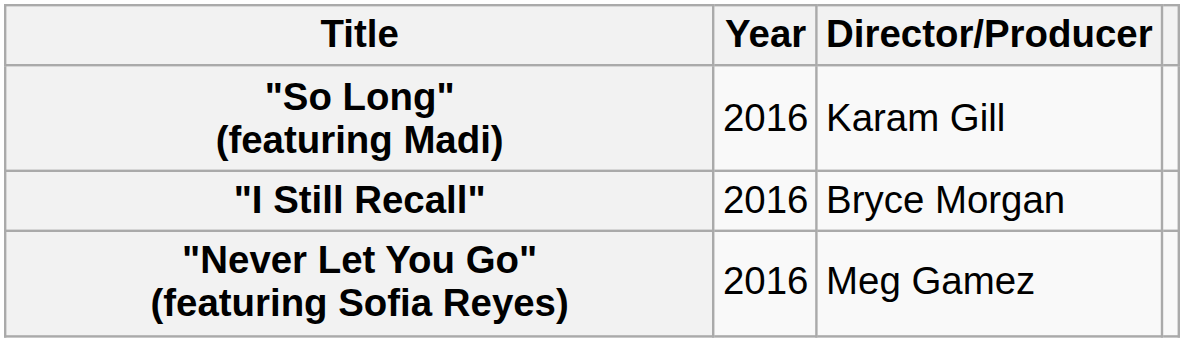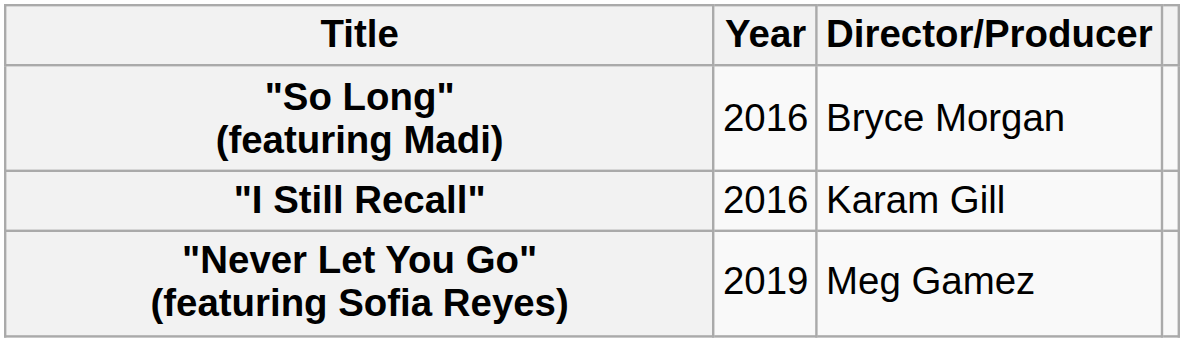(916, 117) Karam Gill -> (946, 117) Bryce Morgan
(946, 199) Bryce Morgan -> (916, 199) Karam Gill
(766, 282) 2016 -> (766, 282) 2019
